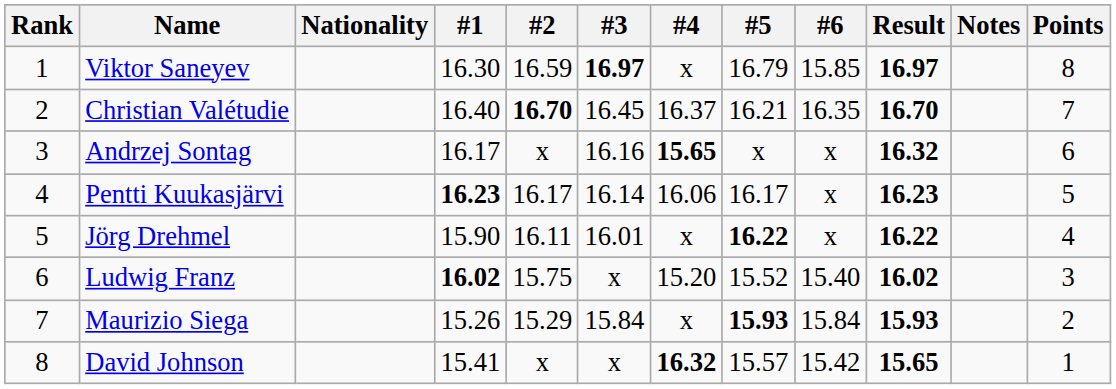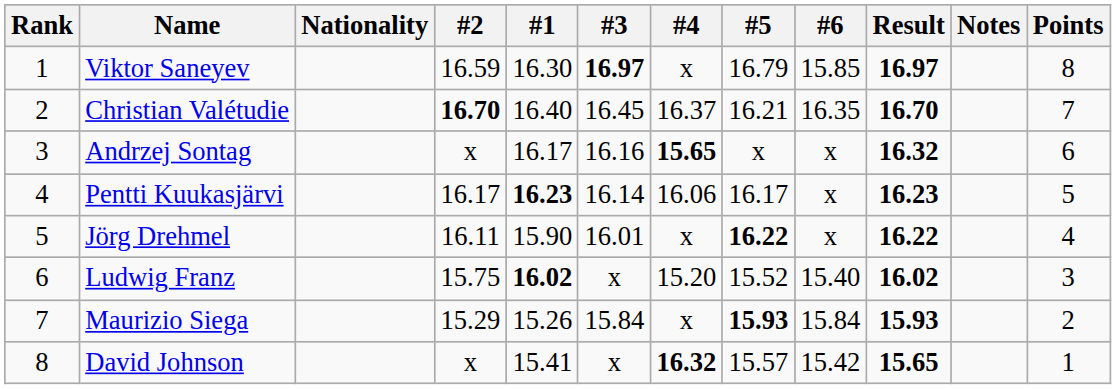columns swapped: (470, 25) <-> (542, 25)
